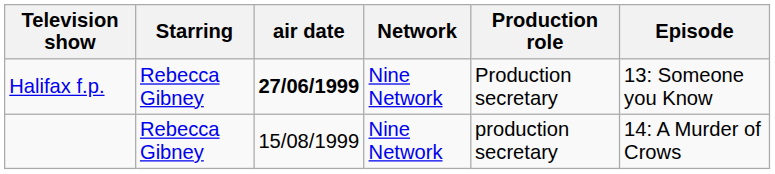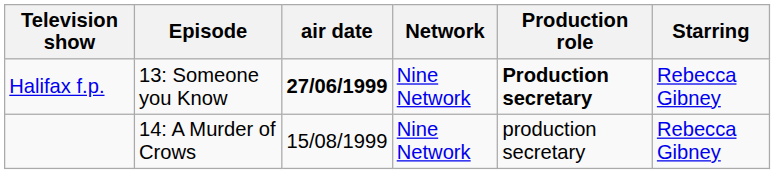columns swapped: (694, 31) <-> (195, 31)
(523, 86) normal -> (556, 86) bold
